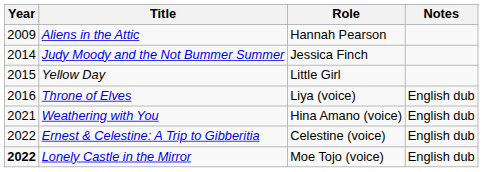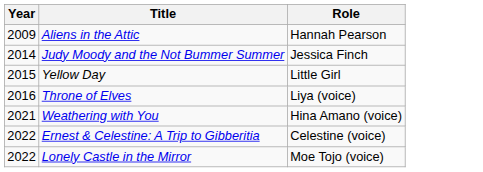- column: (441, 14)
(22, 156) bold -> (22, 156) normal
